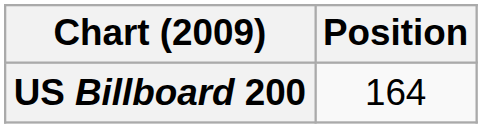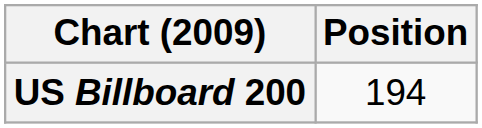(396, 92) 164 -> (396, 92) 194
